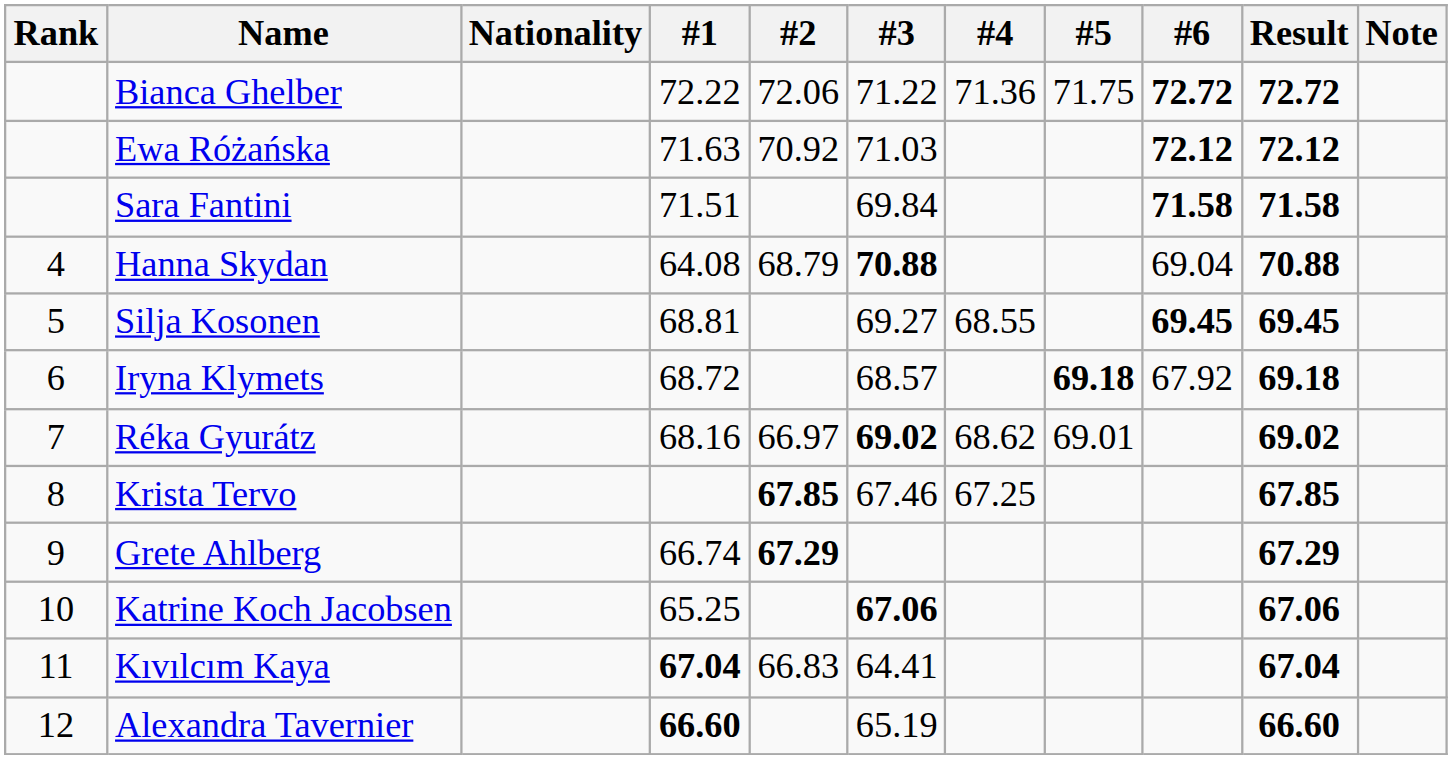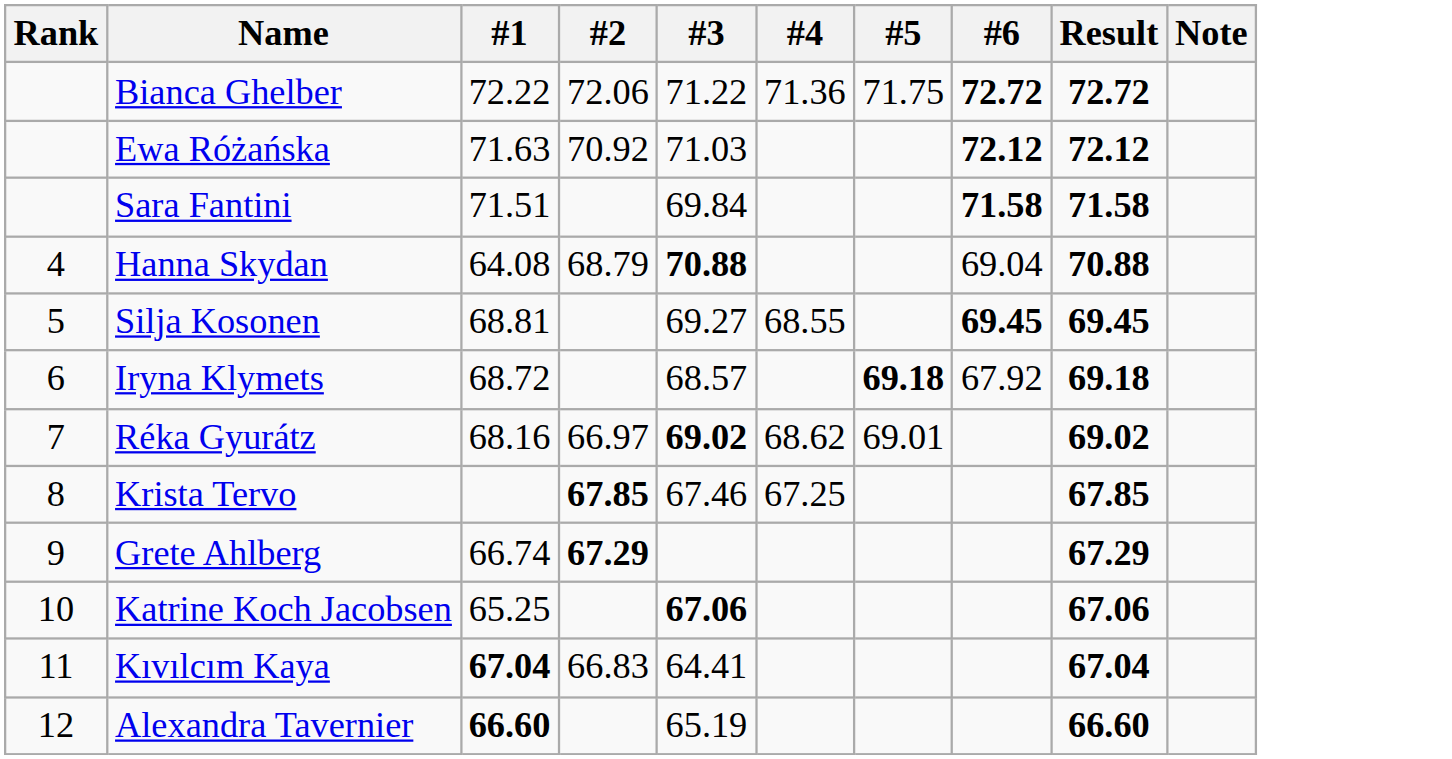- column: (555, 33)
